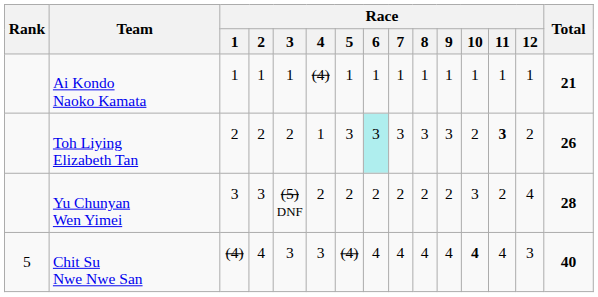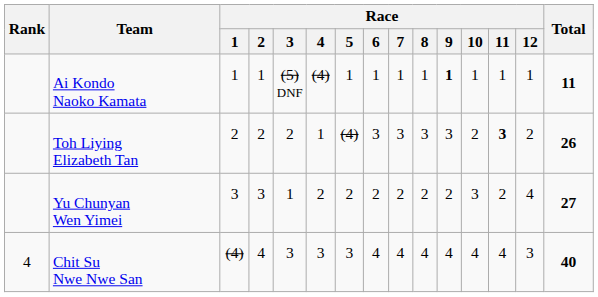(290, 83) 1 -> (290, 83) (5) DNF
(449, 83) normal -> (449, 83) bold
(569, 83) 21 -> (569, 83) 11
(349, 143) 3 -> (349, 143) (4)
(376, 143) paleturquoise background -> (376, 143) no background
(290, 202) (5) DNF -> (290, 202) 1
(569, 202) 28 -> (569, 202) 27
(27, 262) 5 -> (27, 262) 4
(349, 262) (4) -> (349, 262) 3
(475, 262) bold -> (475, 262) normal
